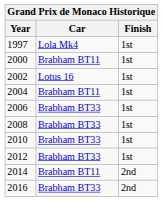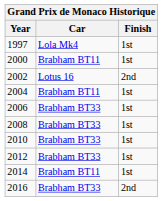(127, 76) 1st -> (128, 76) 2nd
(128, 172) 2nd -> (127, 172) 1st
